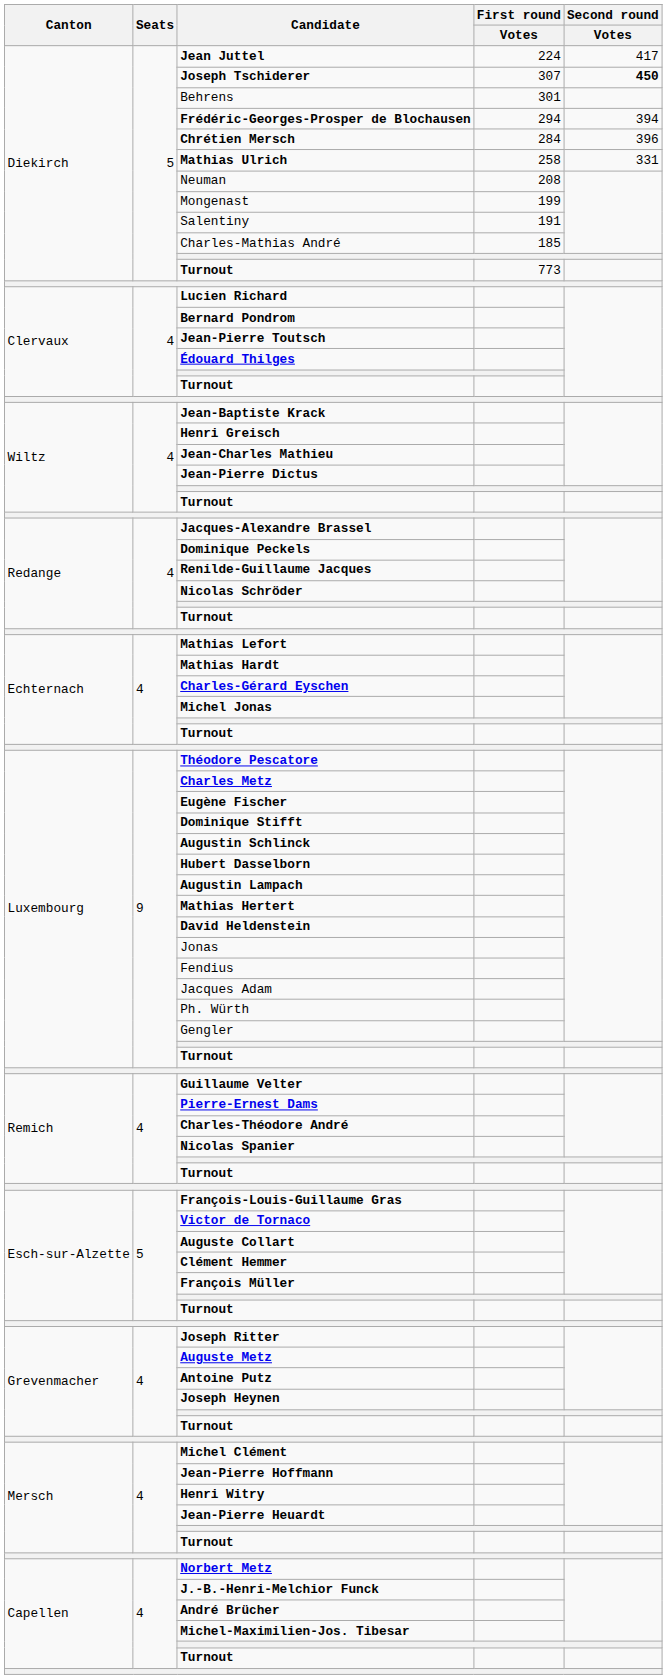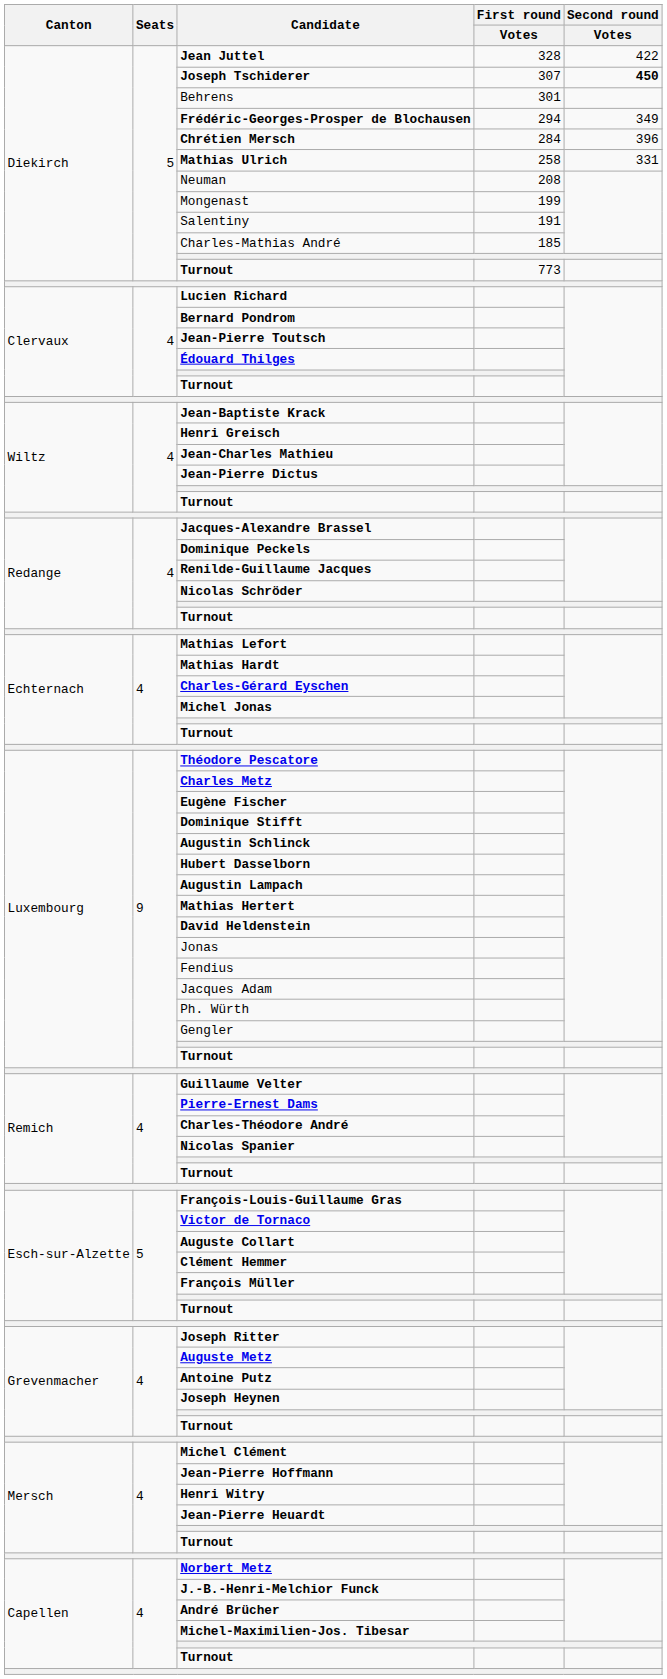(549, 56) 224 -> (549, 56) 328
(647, 56) 417 -> (647, 56) 422
(647, 119) 394 -> (647, 119) 349
